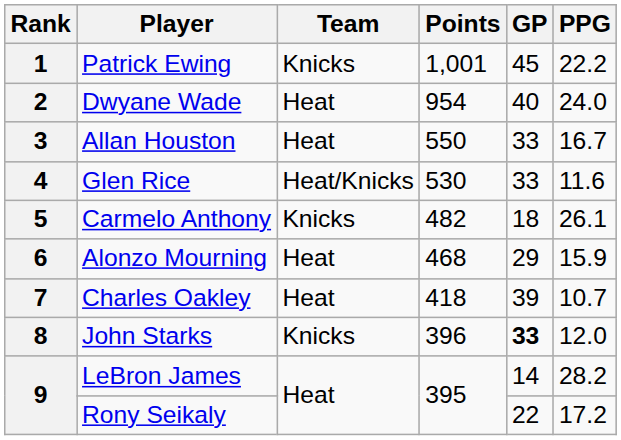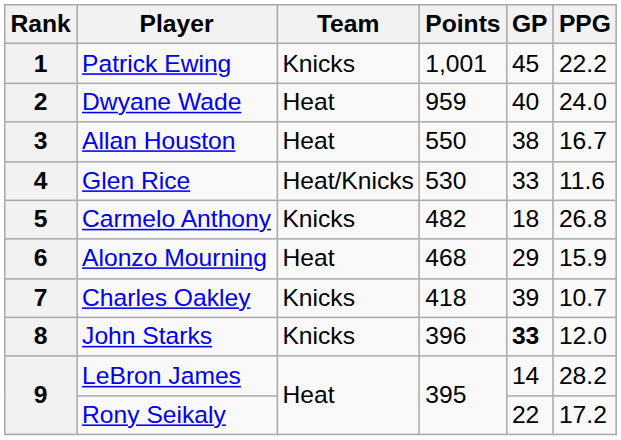(446, 102) 954 -> (446, 102) 959
(526, 141) 33 -> (526, 141) 38
(583, 219) 26.1 -> (583, 219) 26.8
(308, 297) Heat -> (319, 297) Knicks
